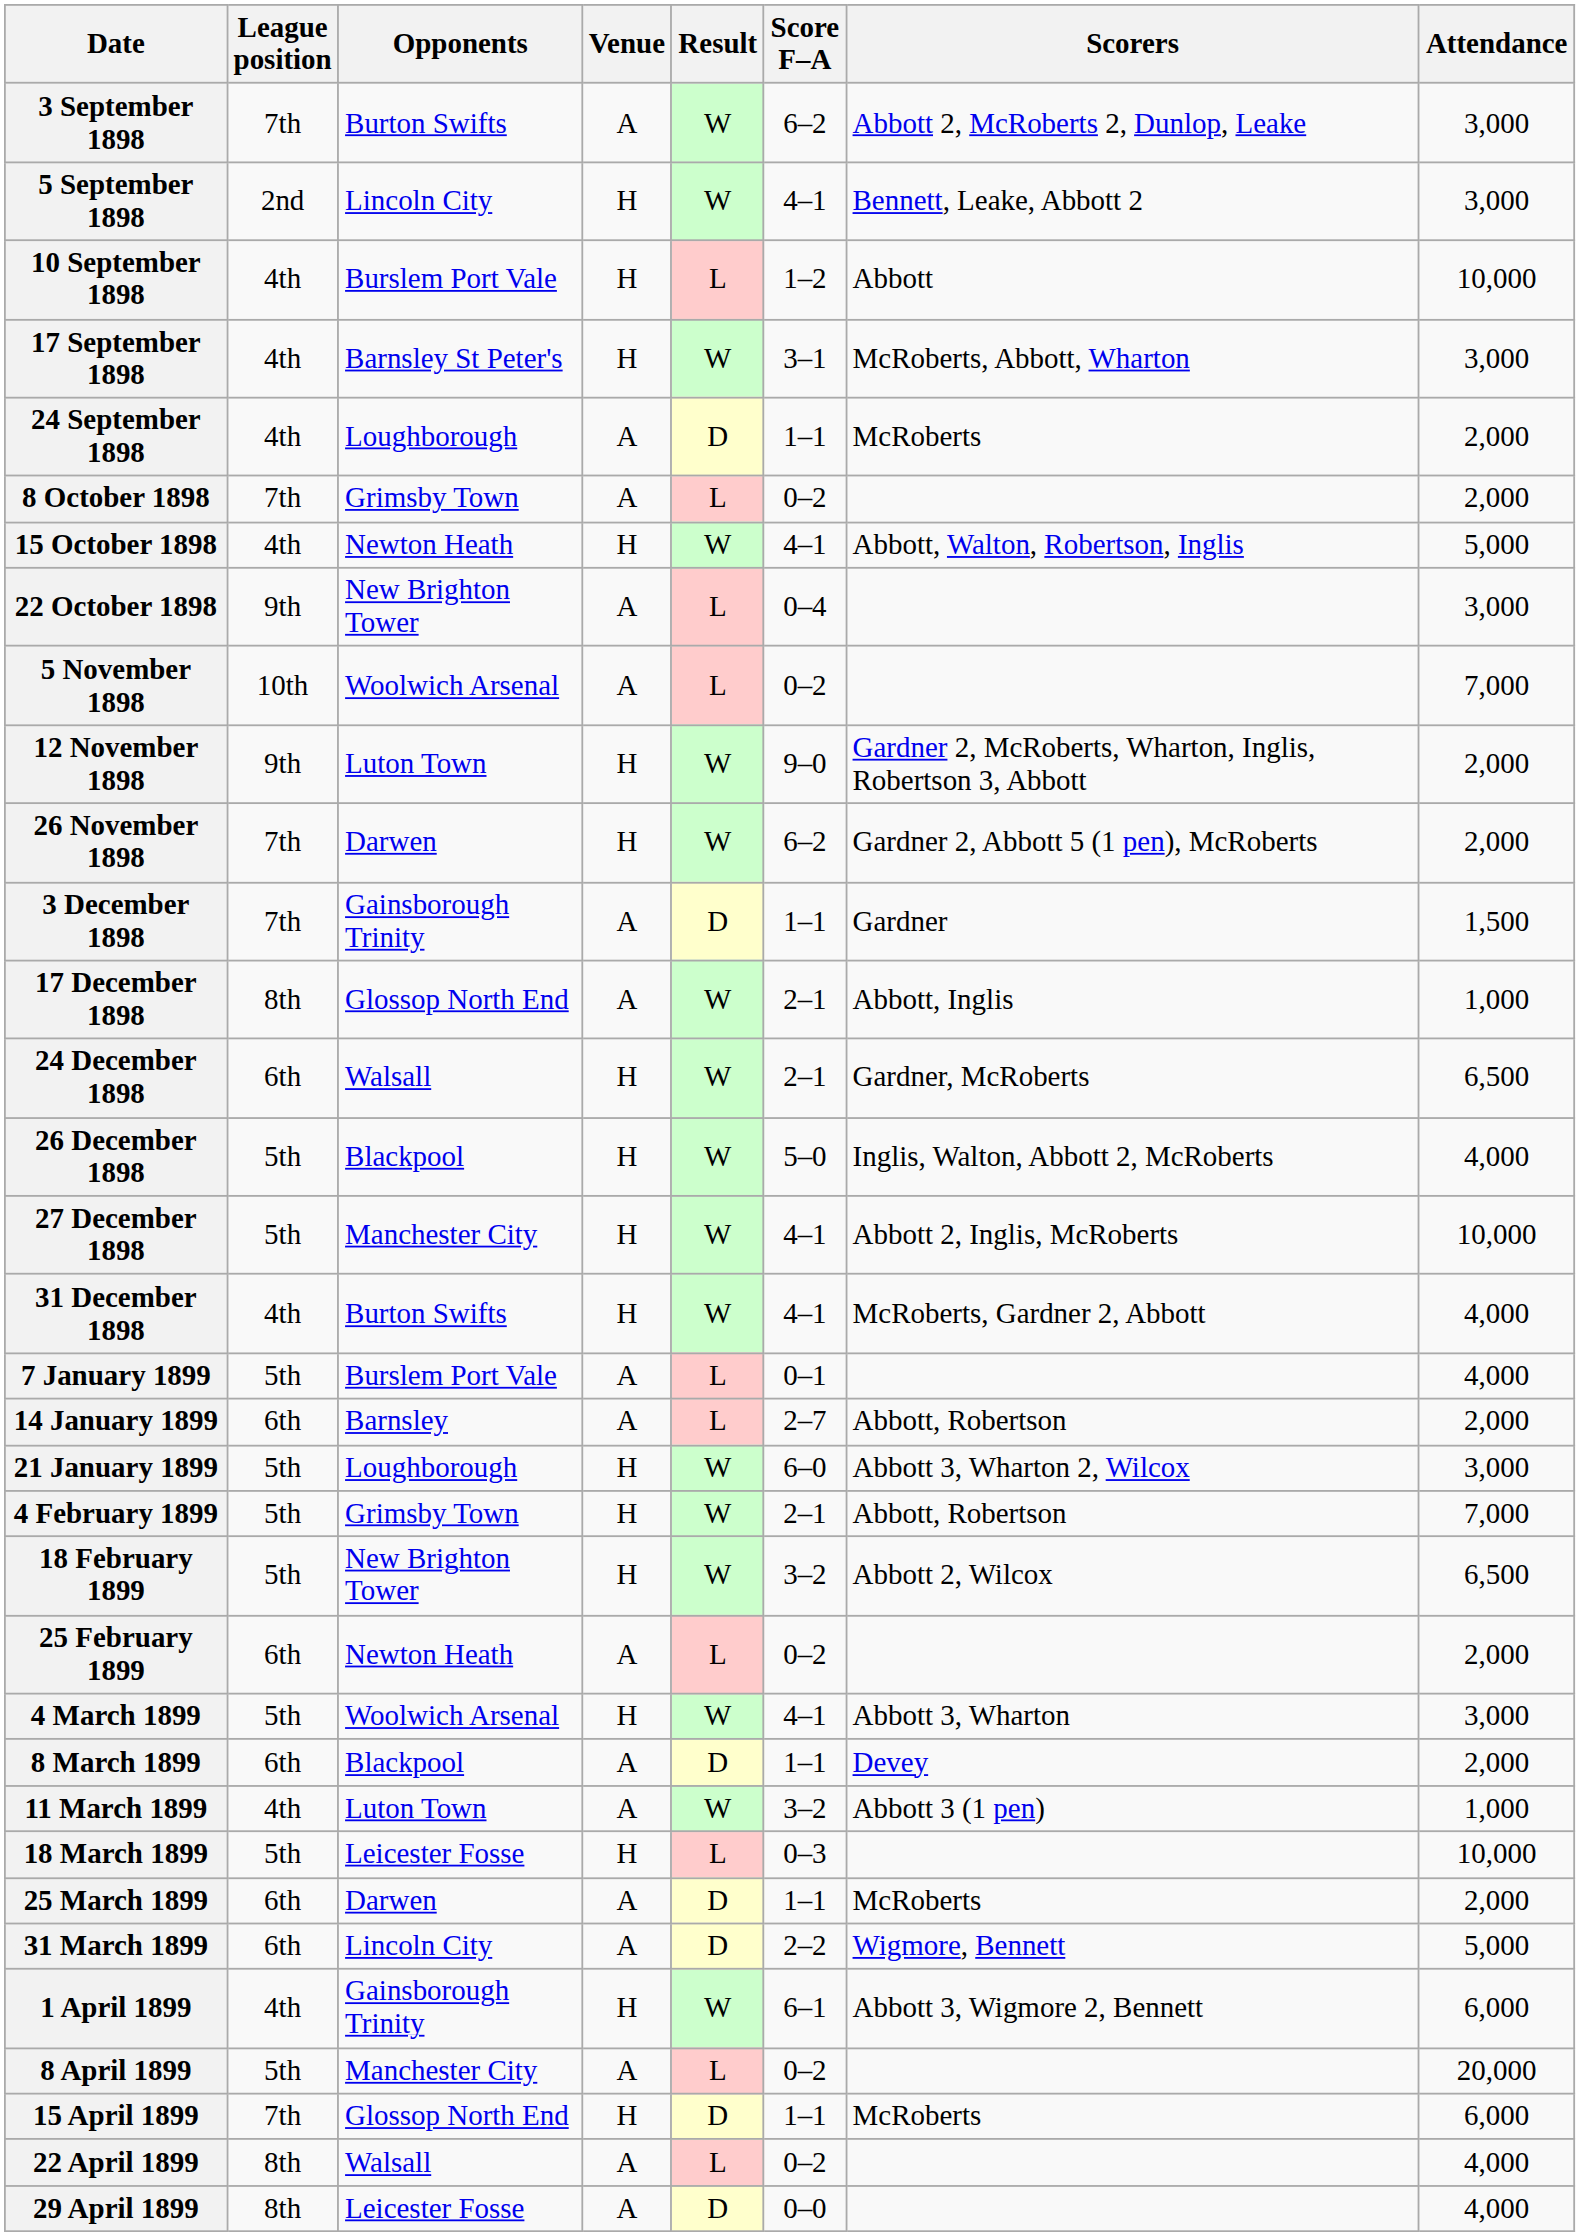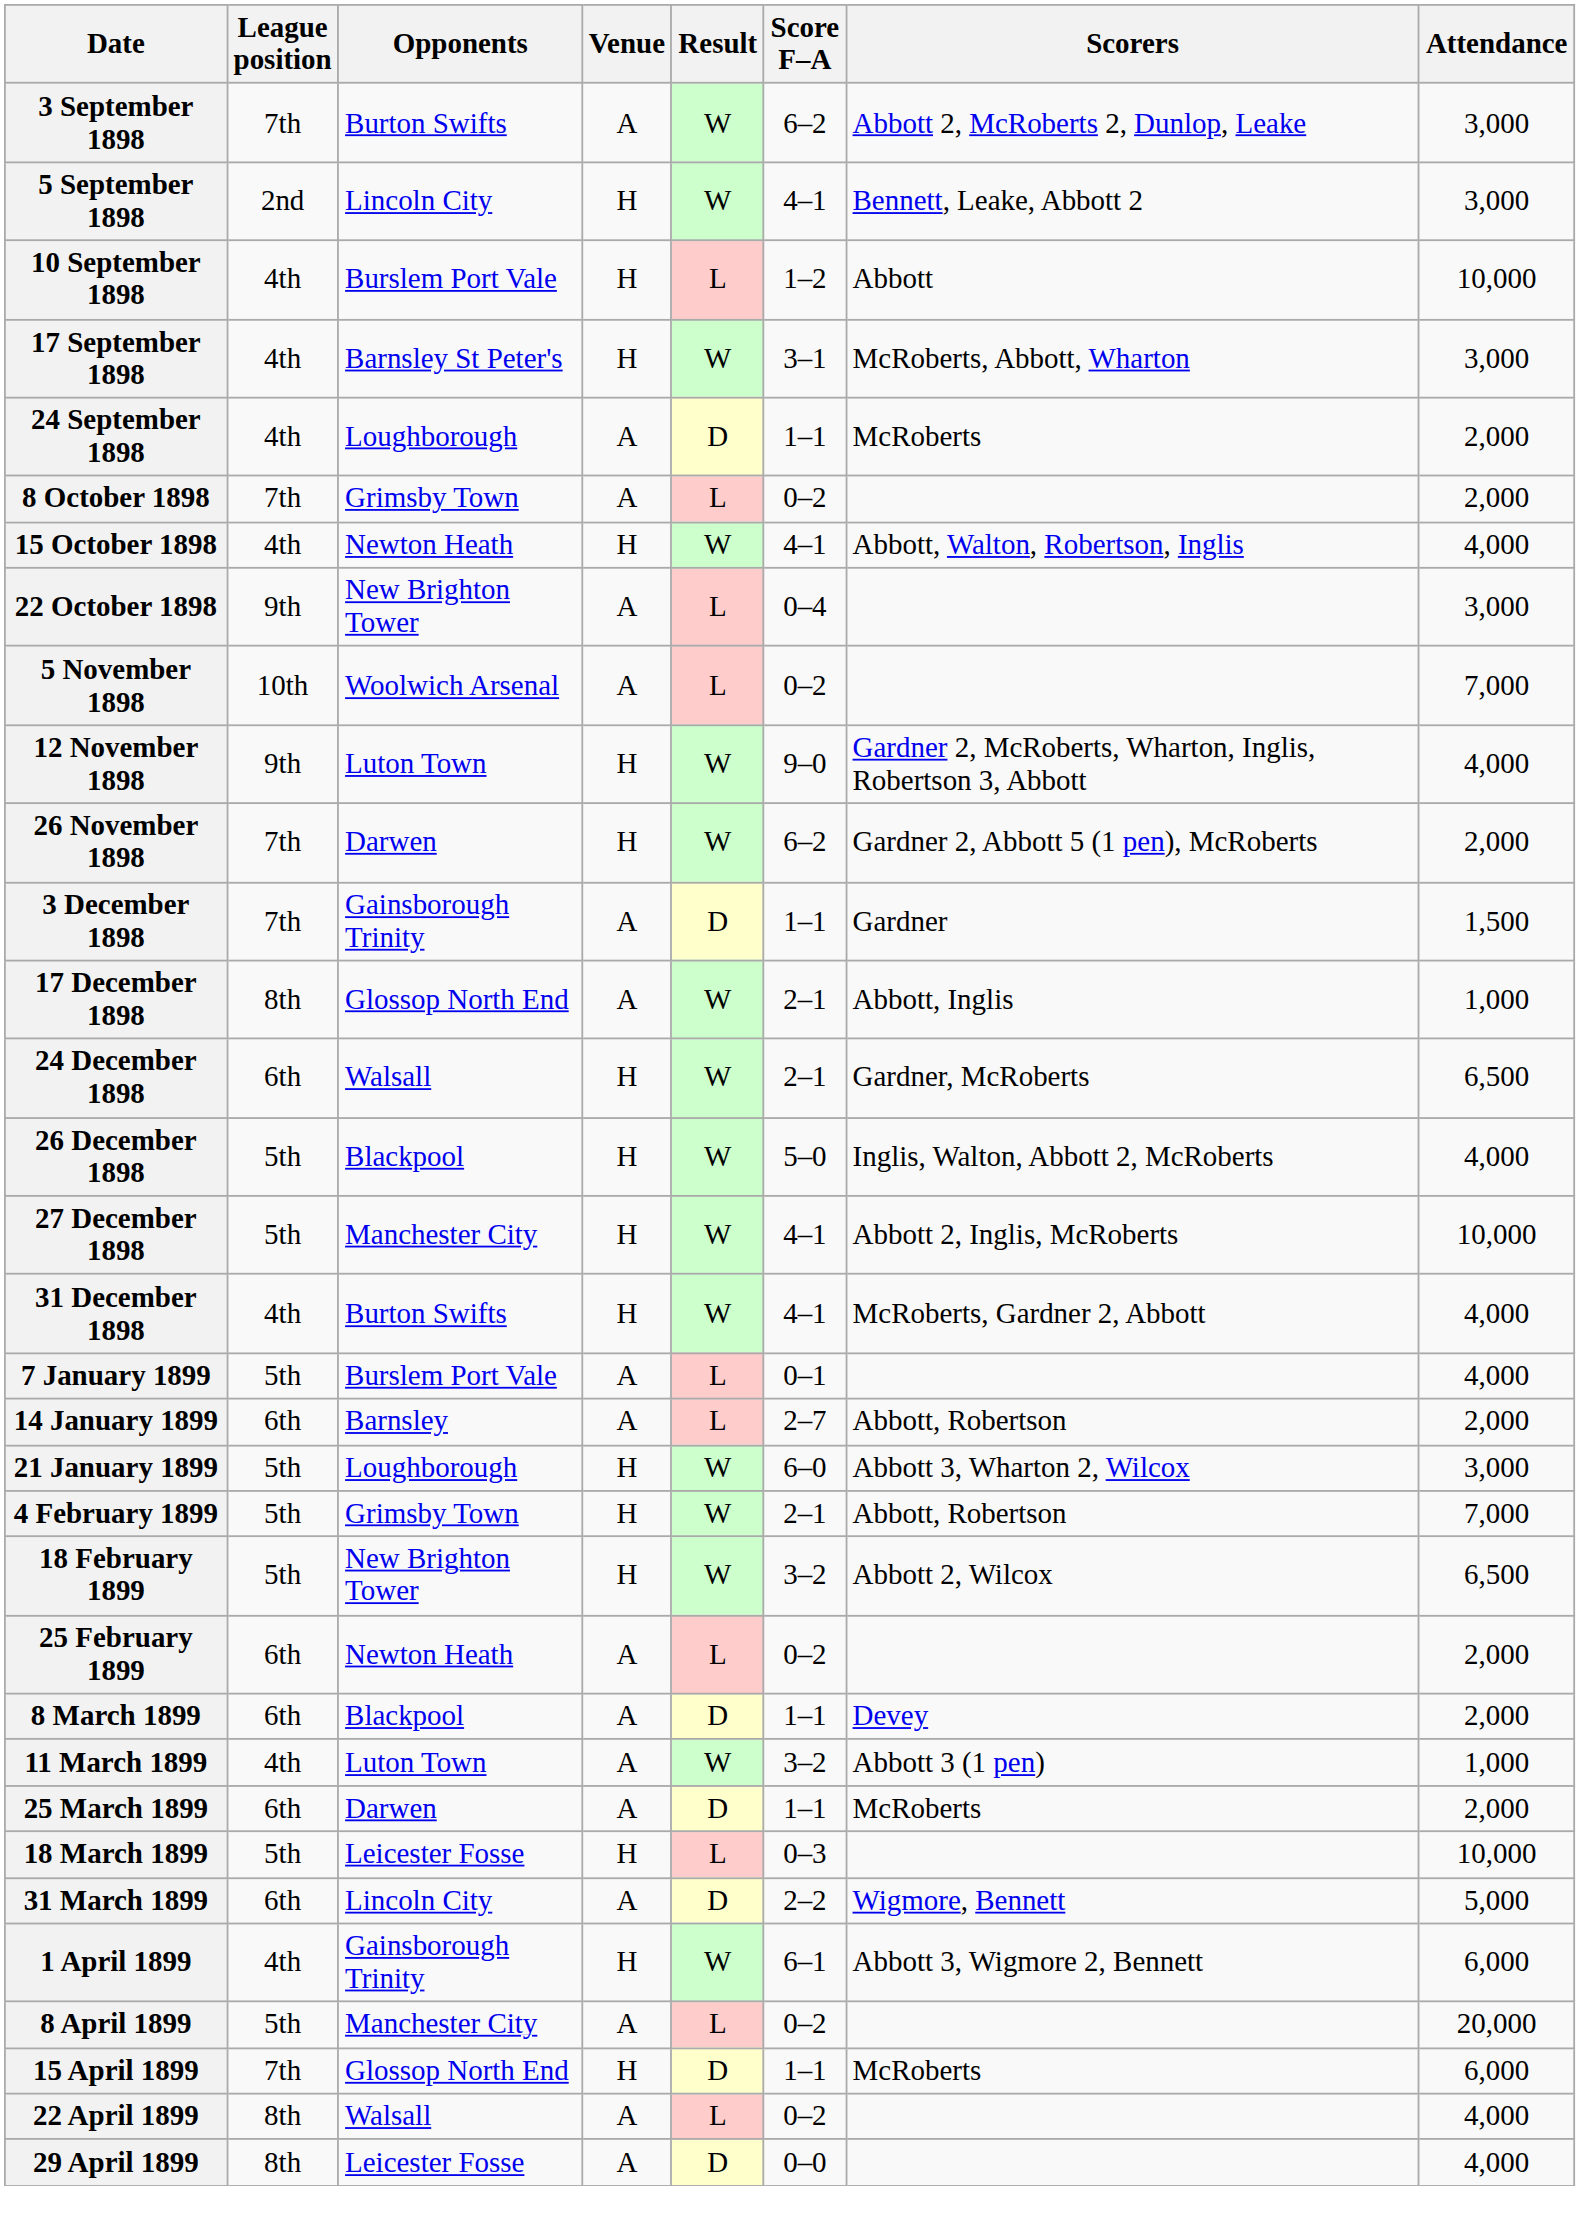(1497, 544) 5,000 -> (1497, 544) 4,000
(1497, 763) 2,000 -> (1497, 763) 4,000
- row: (116, 1716)
rows swapped: (116, 1853) <-> (116, 1899)
